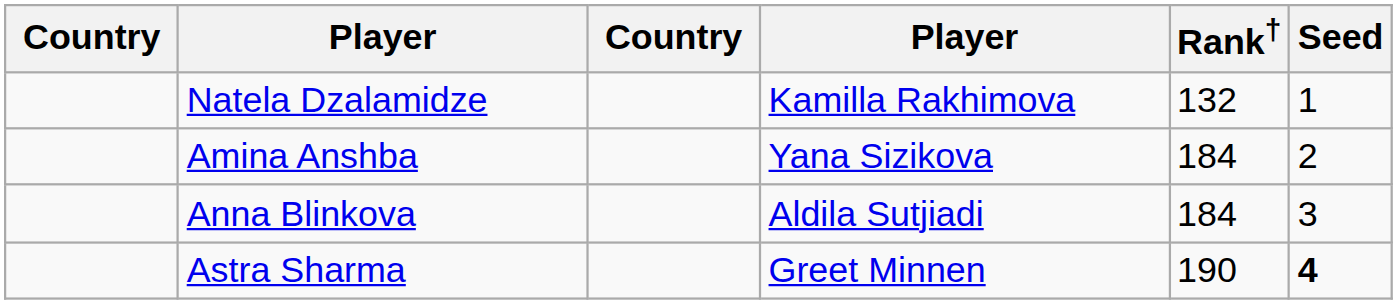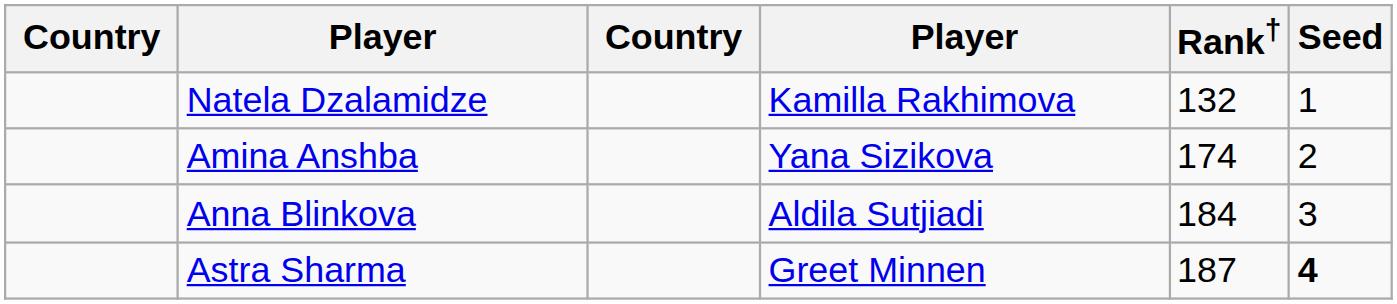(1207, 156) 184 -> (1207, 156) 174
(1207, 269) 190 -> (1207, 269) 187
